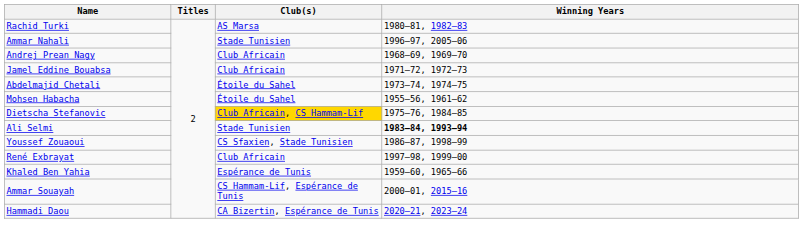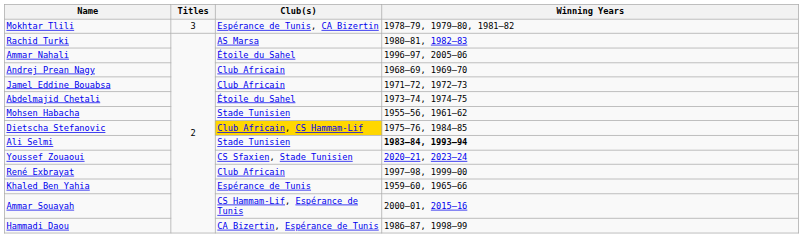+ row: (40, 26)
(254, 40) Stade Tunisien -> (256, 55) Étoile du Sahel
(256, 99) Étoile du Sahel -> (254, 113) Stade Tunisien
(426, 142) 1986–87, 1998–99 -> (426, 157) 2020–21, 2023–24
(426, 211) 2020–21, 2023–24 -> (426, 225) 1986–87, 1998–99
